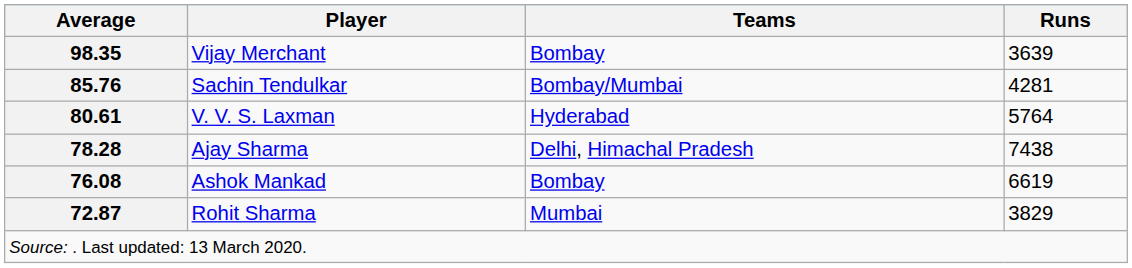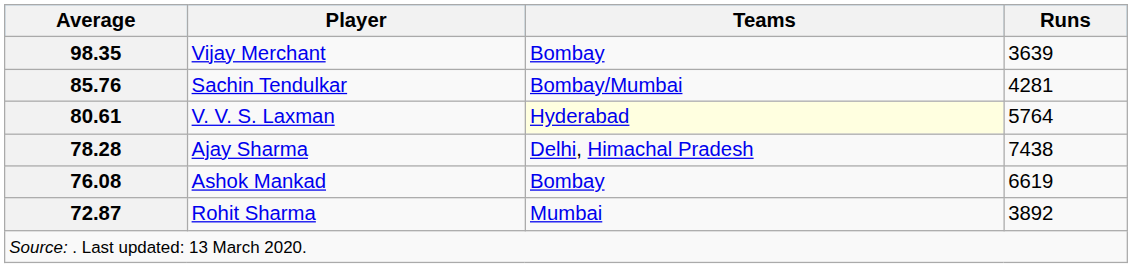(580, 117) no background -> (580, 117) lightyellow background
(1031, 213) 3829 -> (1031, 213) 3892
